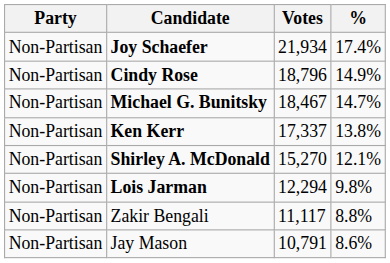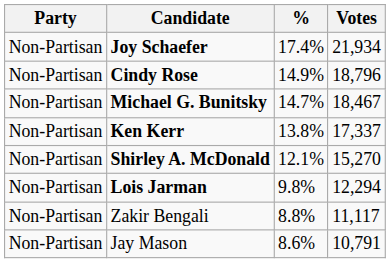columns swapped: (303, 18) <-> (358, 18)
